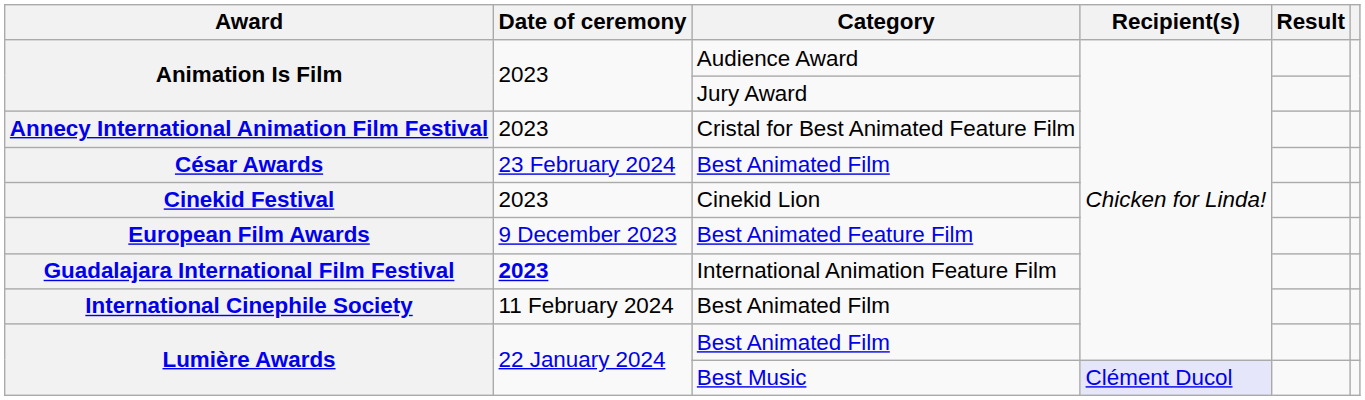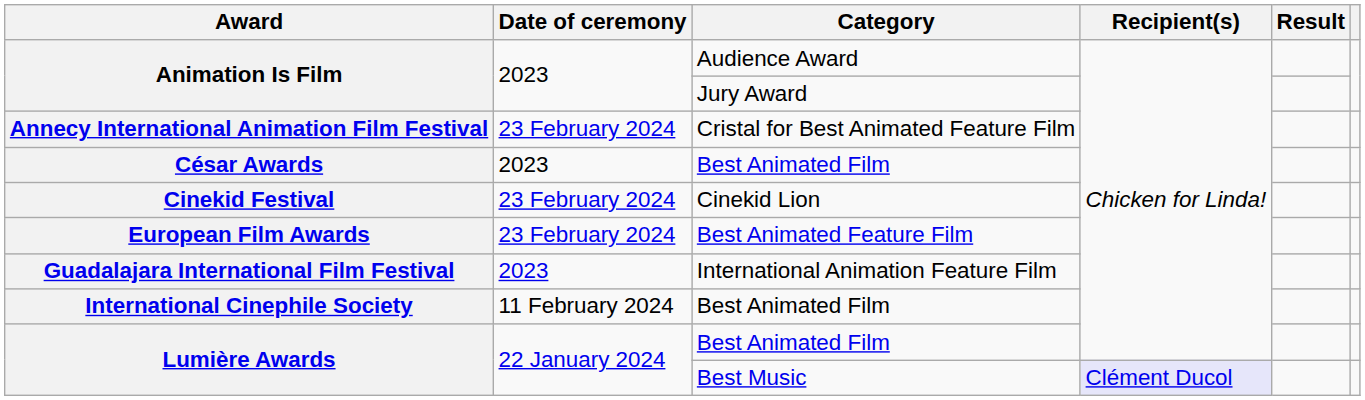(523, 128) 2023 -> (587, 128) 23 February 2024
(587, 164) 23 February 2024 -> (523, 164) 2023
(523, 199) 2023 -> (587, 199) 23 February 2024
(588, 235) 9 December 2023 -> (587, 235) 23 February 2024
(523, 270) bold -> (523, 270) normal
